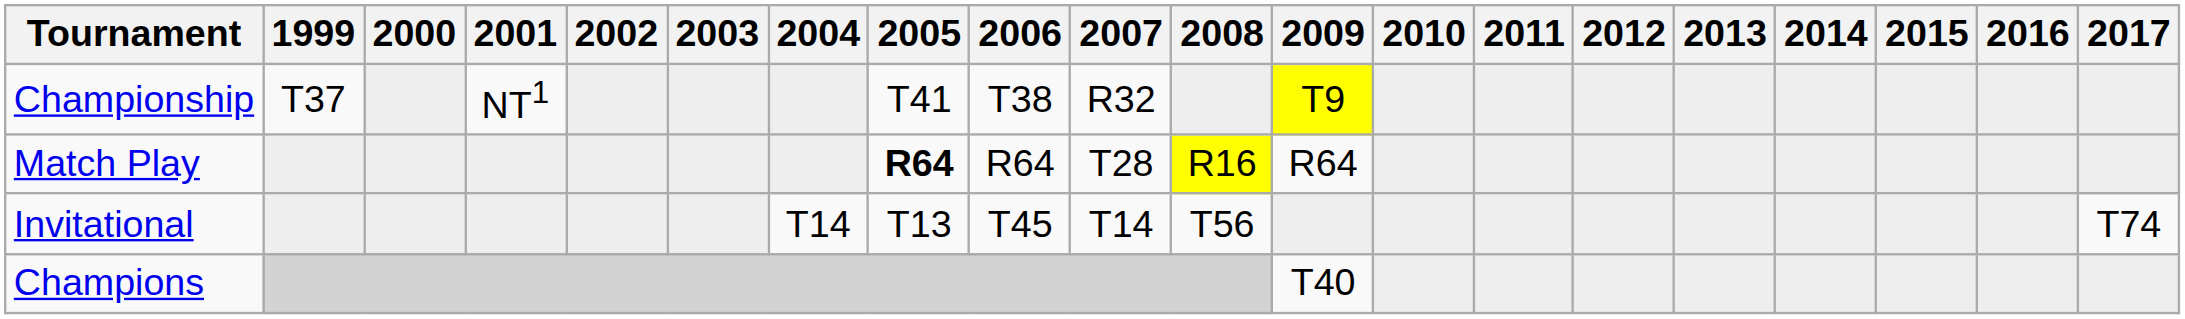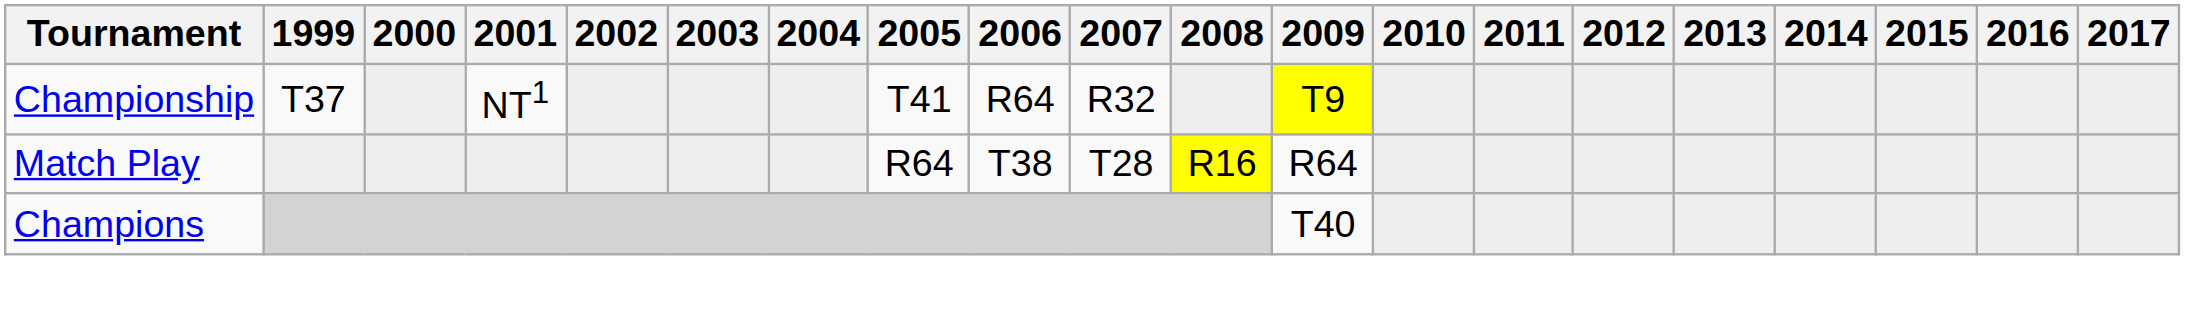(1020, 99) T38 -> (1020, 99) R64
(919, 163) bold -> (919, 163) normal
(1020, 163) R64 -> (1020, 163) T38
- row: (104, 223)
